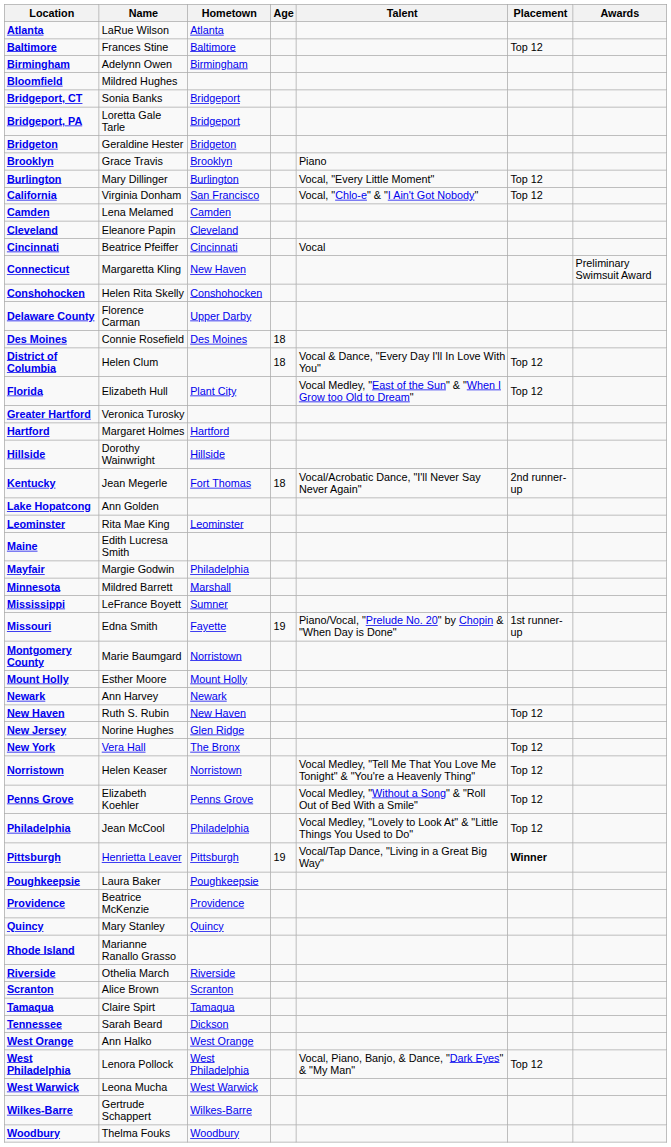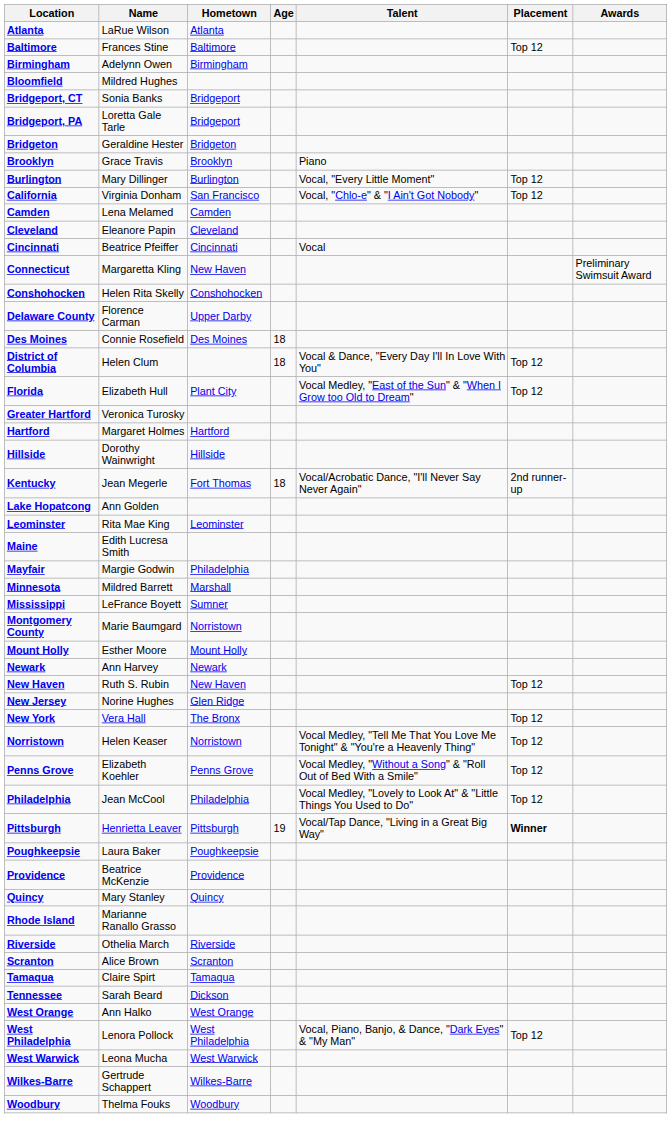- row: (29, 627)
